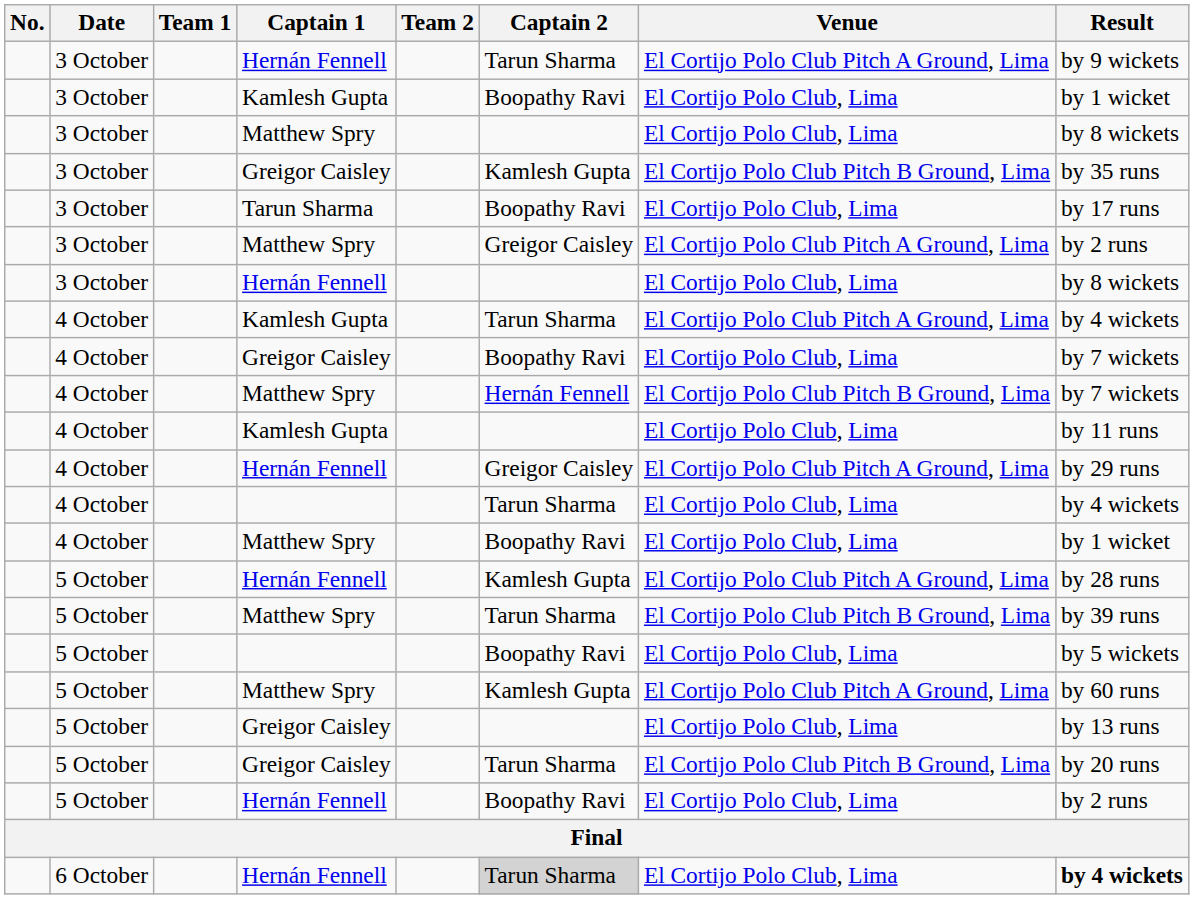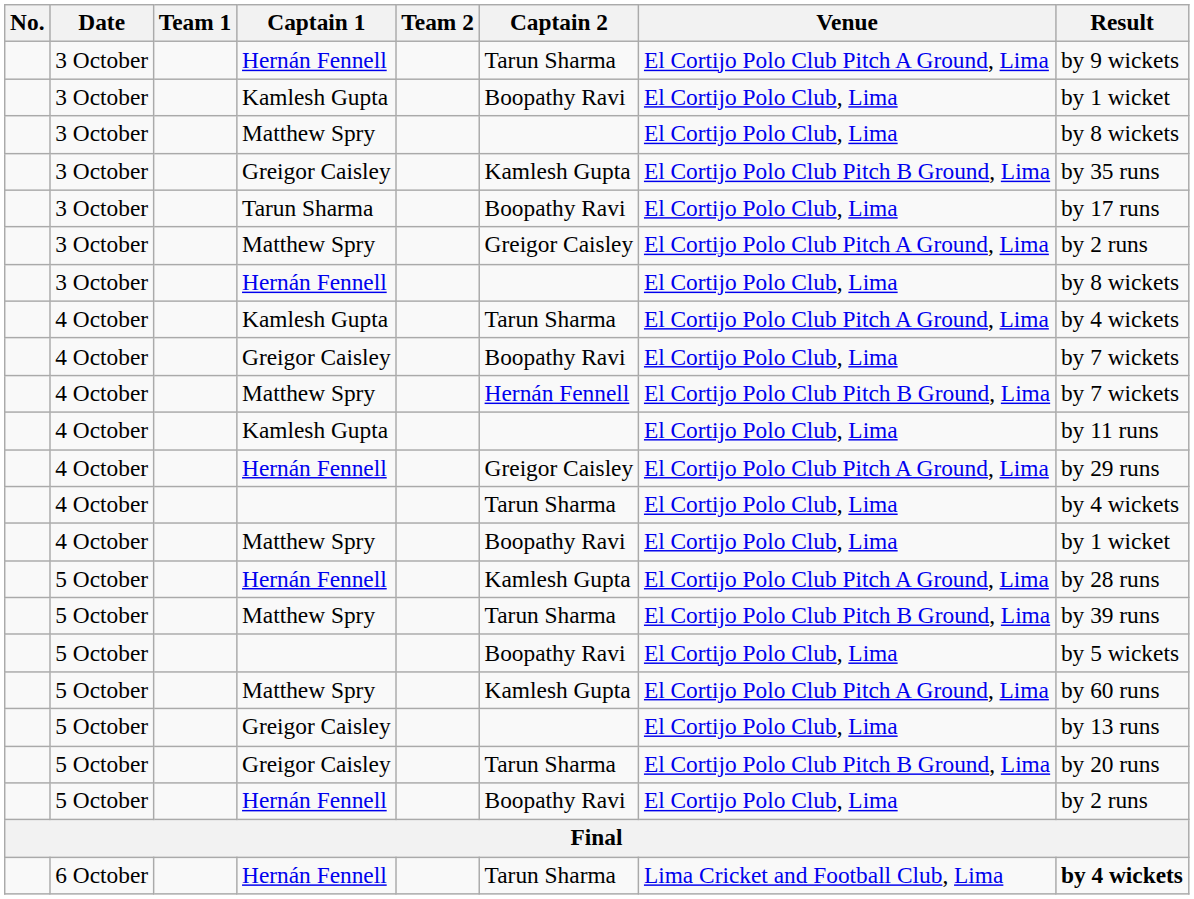(550, 875) lightgrey background -> (550, 875) no background
(771, 875) El Cortijo Polo Club, Lima -> (824, 875) Lima Cricket and Football Club, Lima
